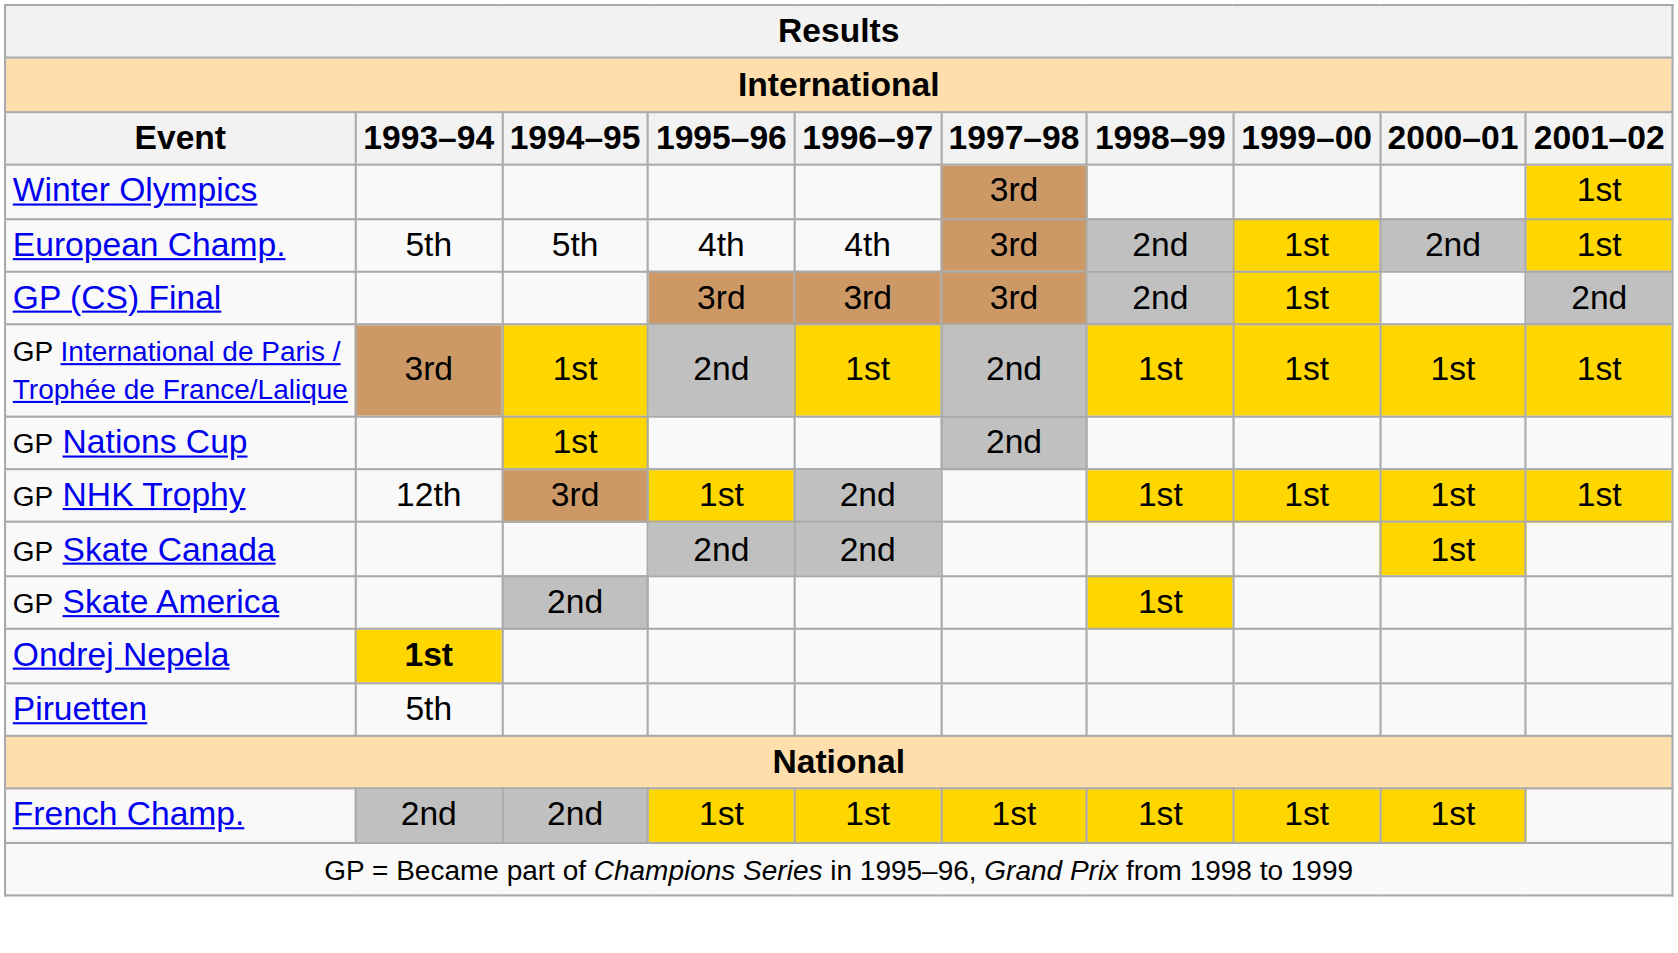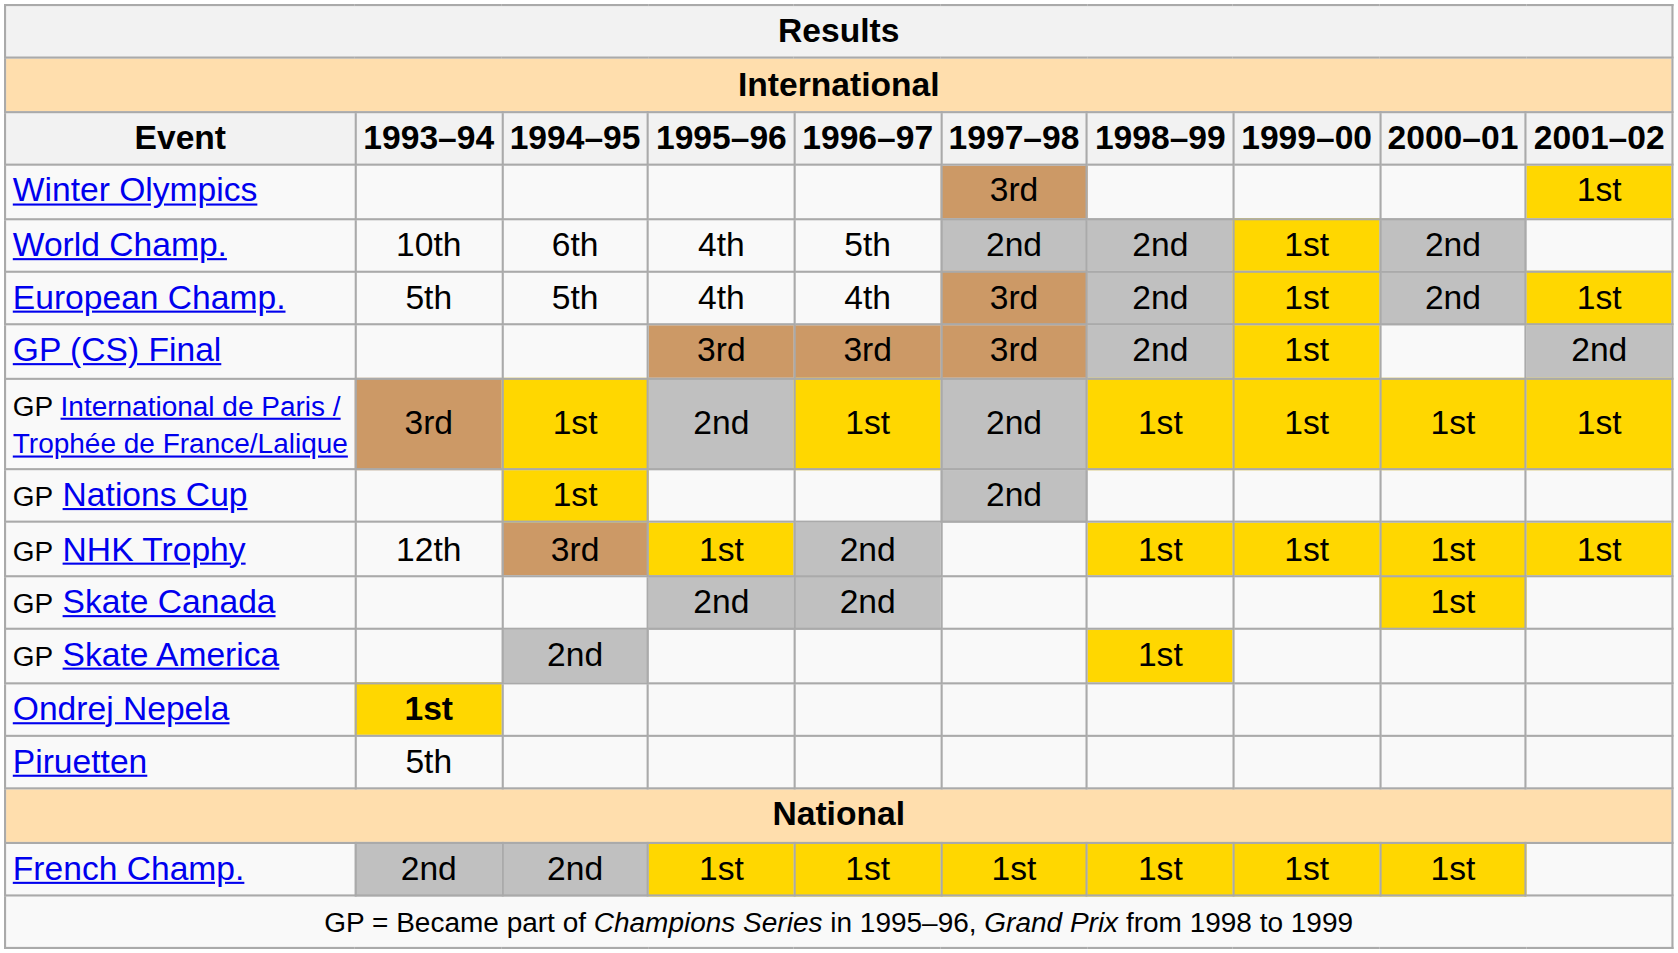+ row: (120, 244)
